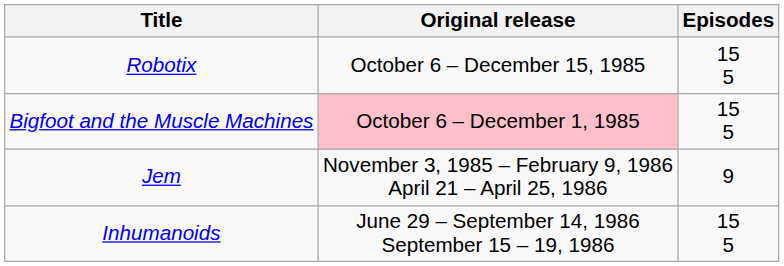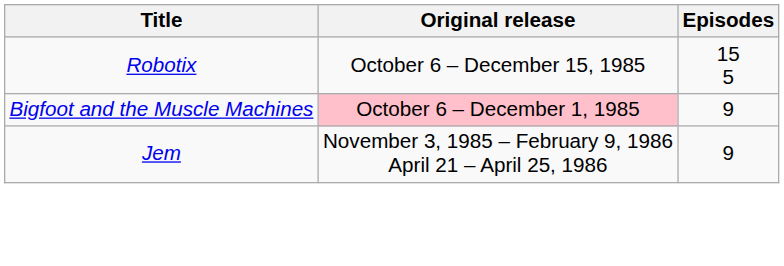(728, 121) 15 5 -> (728, 109) 9
- row: (161, 233)
